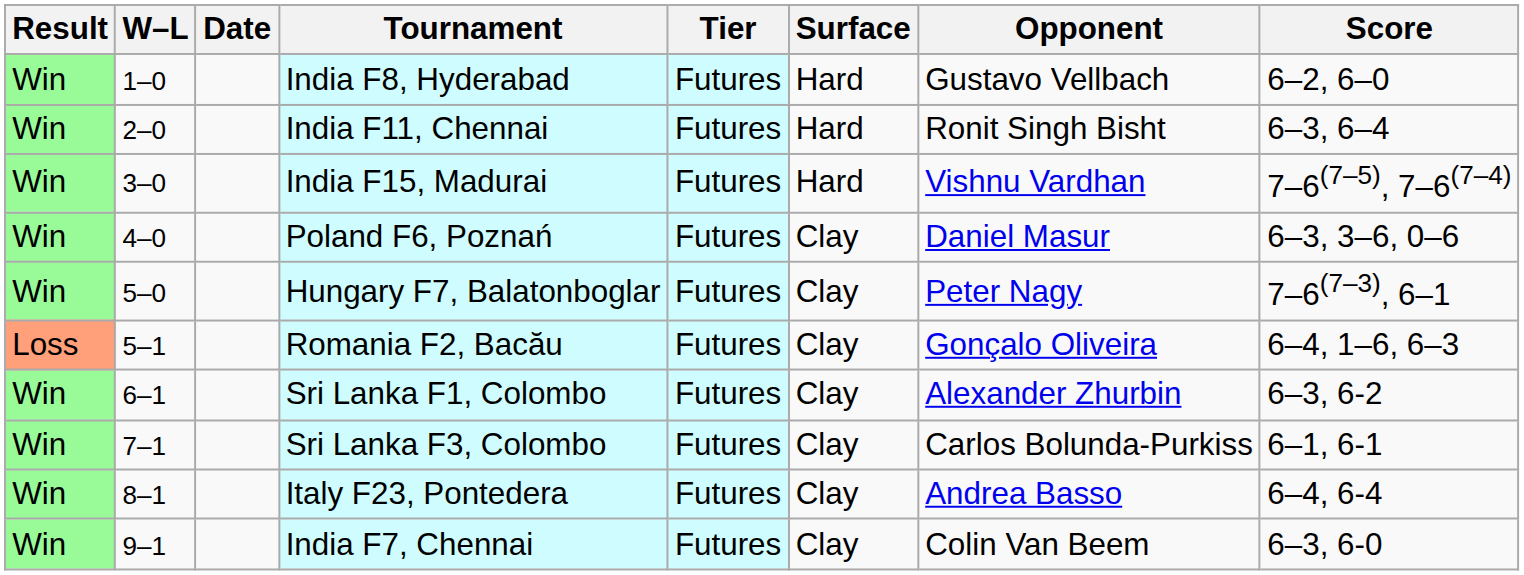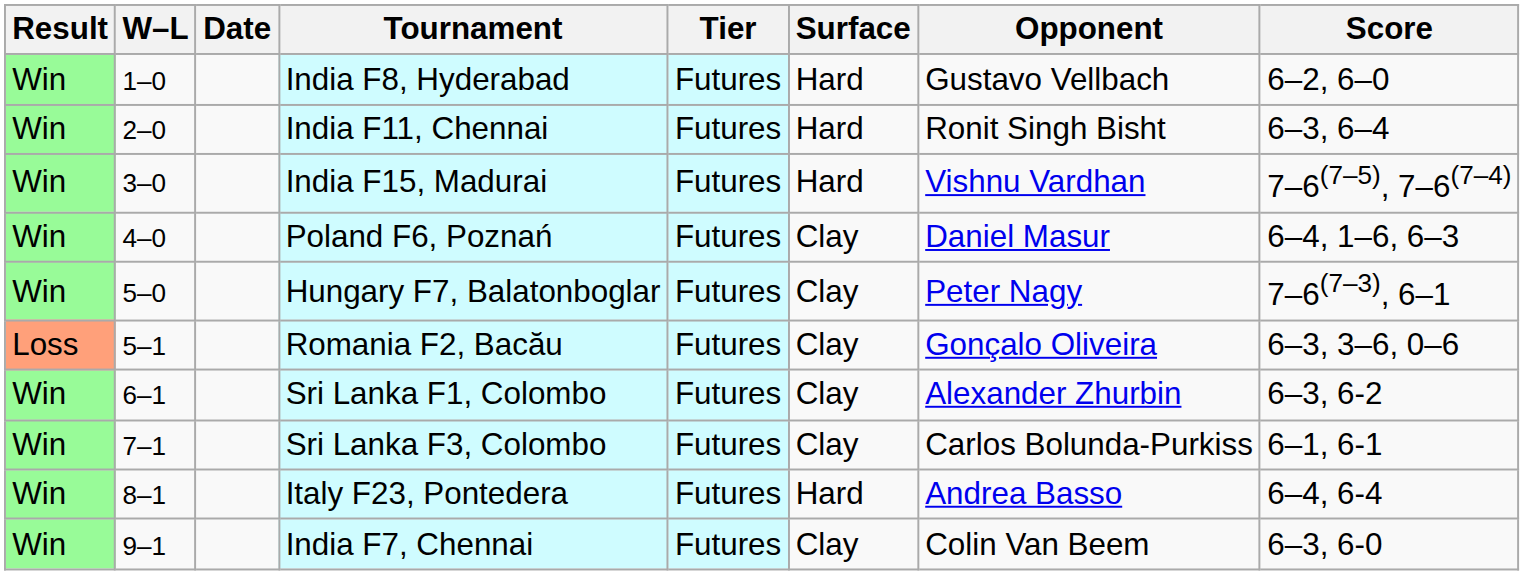(1363, 236) 6–3, 3–6, 0–6 -> (1363, 236) 6–4, 1–6, 6–3
(1363, 344) 6–4, 1–6, 6–3 -> (1363, 344) 6–3, 3–6, 0–6
(827, 493) Clay -> (830, 493) Hard
